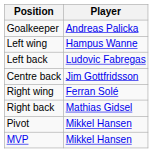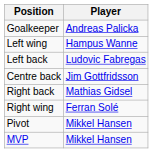rows swapped: (30, 108) <-> (30, 92)
